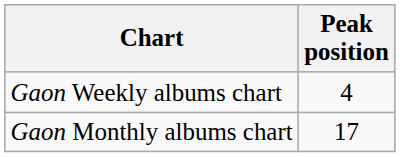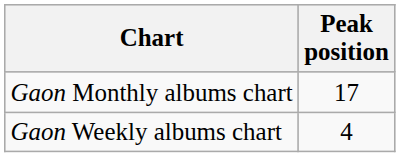rows swapped: (146, 91) <-> (152, 131)
